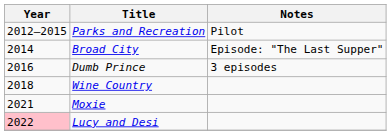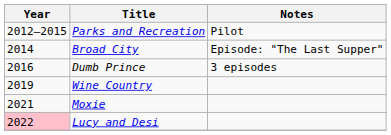(20, 85) 2018 -> (20, 85) 2019
